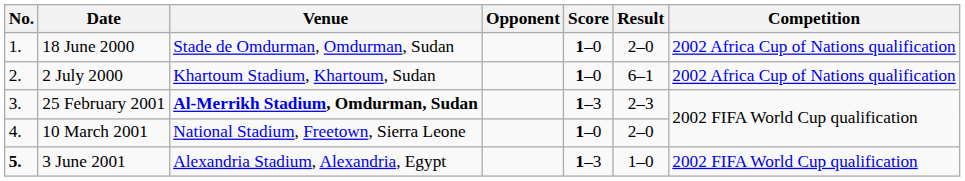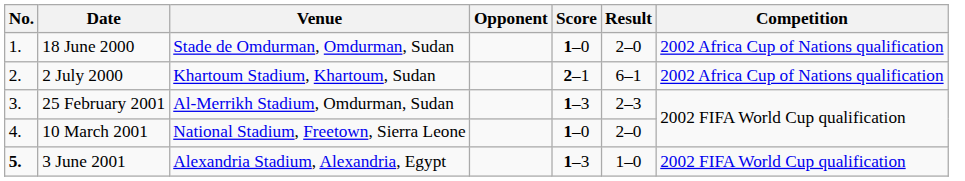(589, 75) 1–0 -> (576, 75) 2–1
(326, 103) bold -> (314, 103) normal
